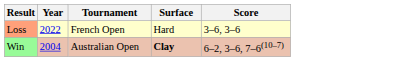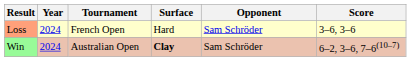+ column: (259, 12)
(50, 29) 2022 -> (50, 29) 2024
(50, 47) 2004 -> (50, 47) 2024
